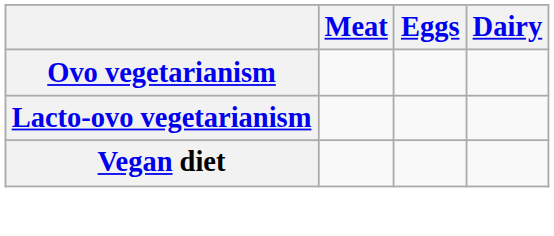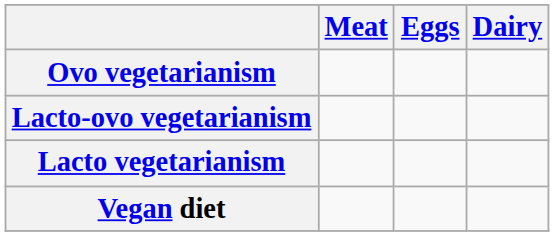+ row: (162, 162)
